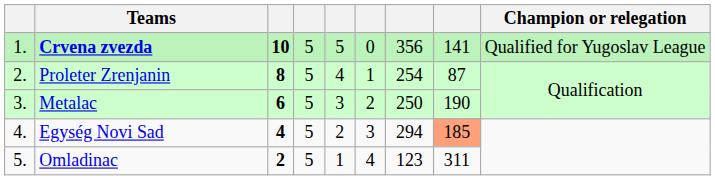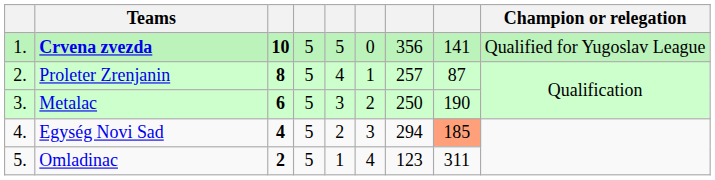(409, 75) 254 -> (409, 75) 257
